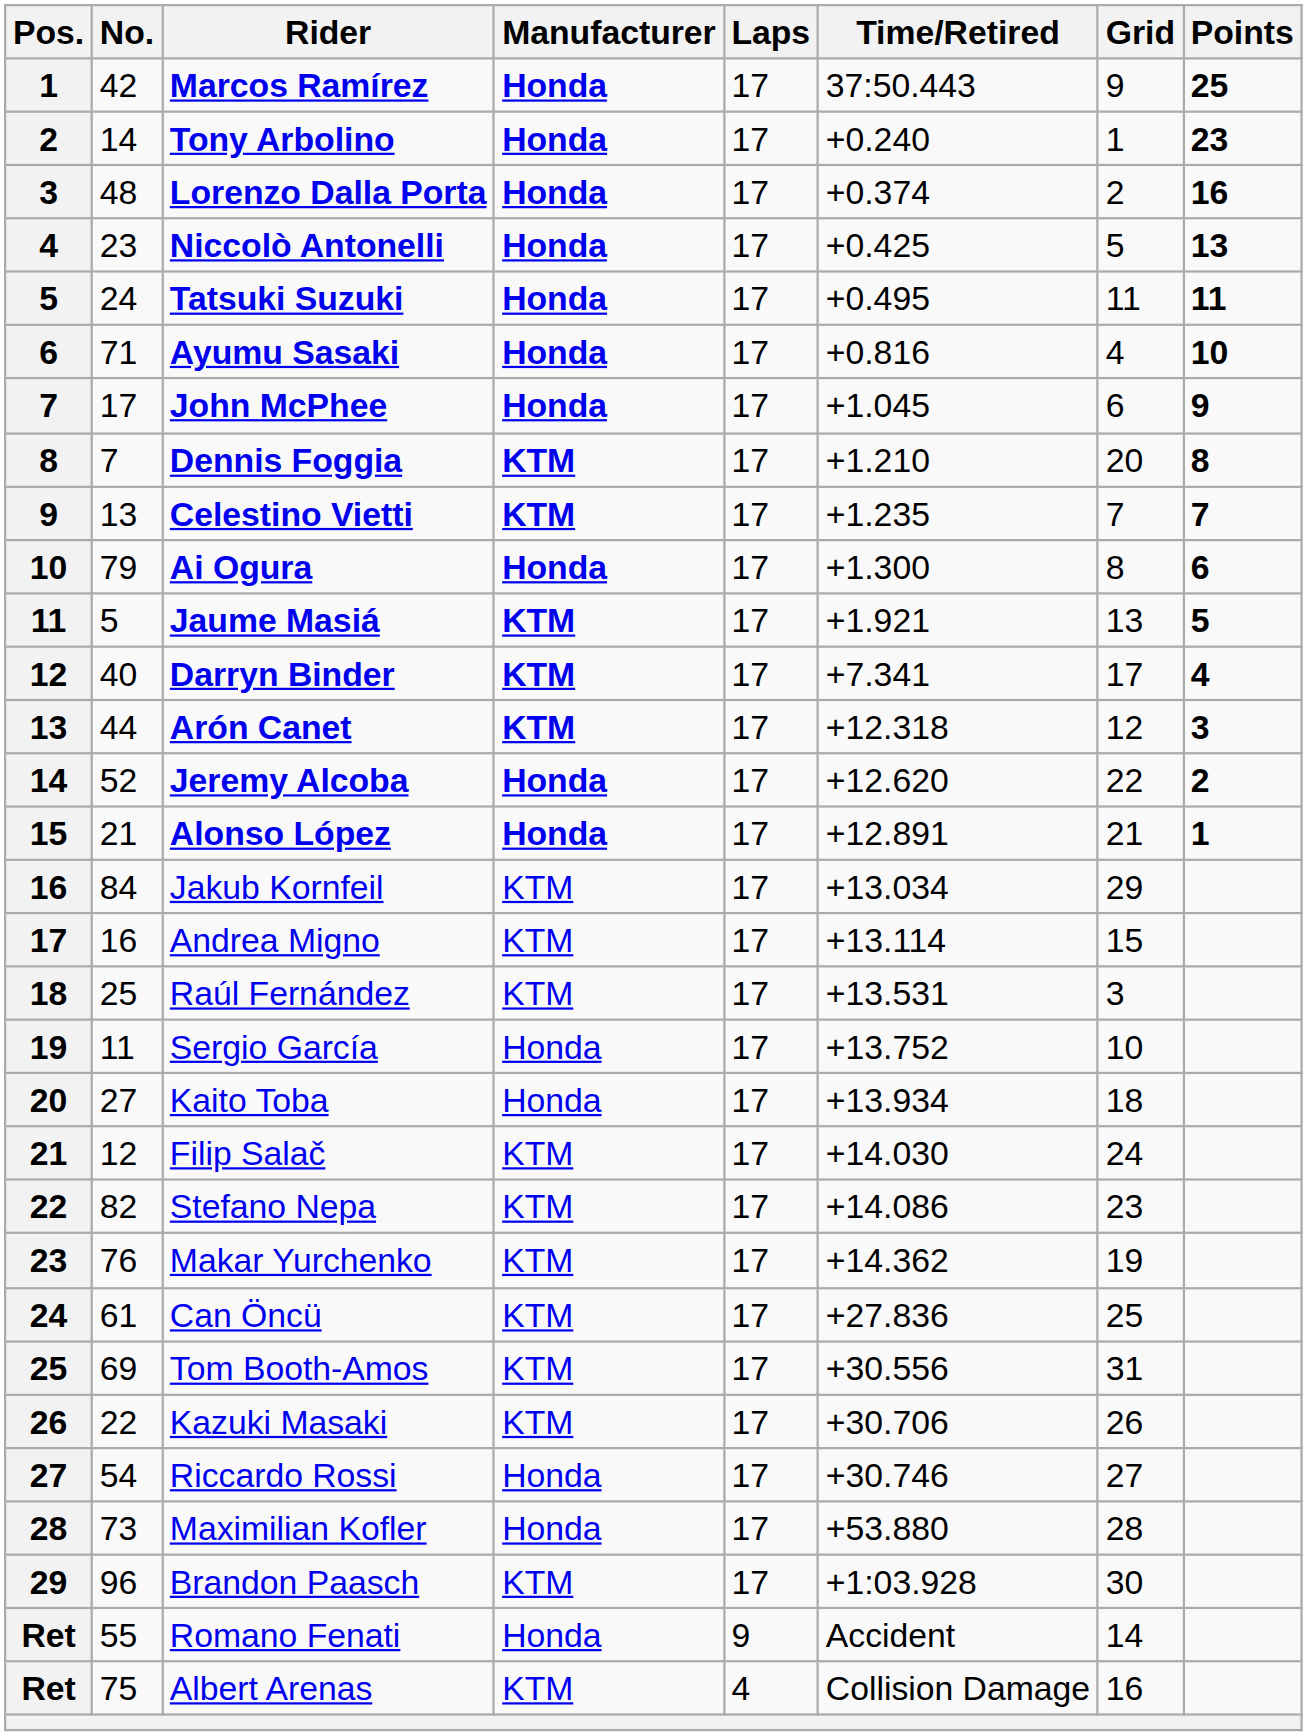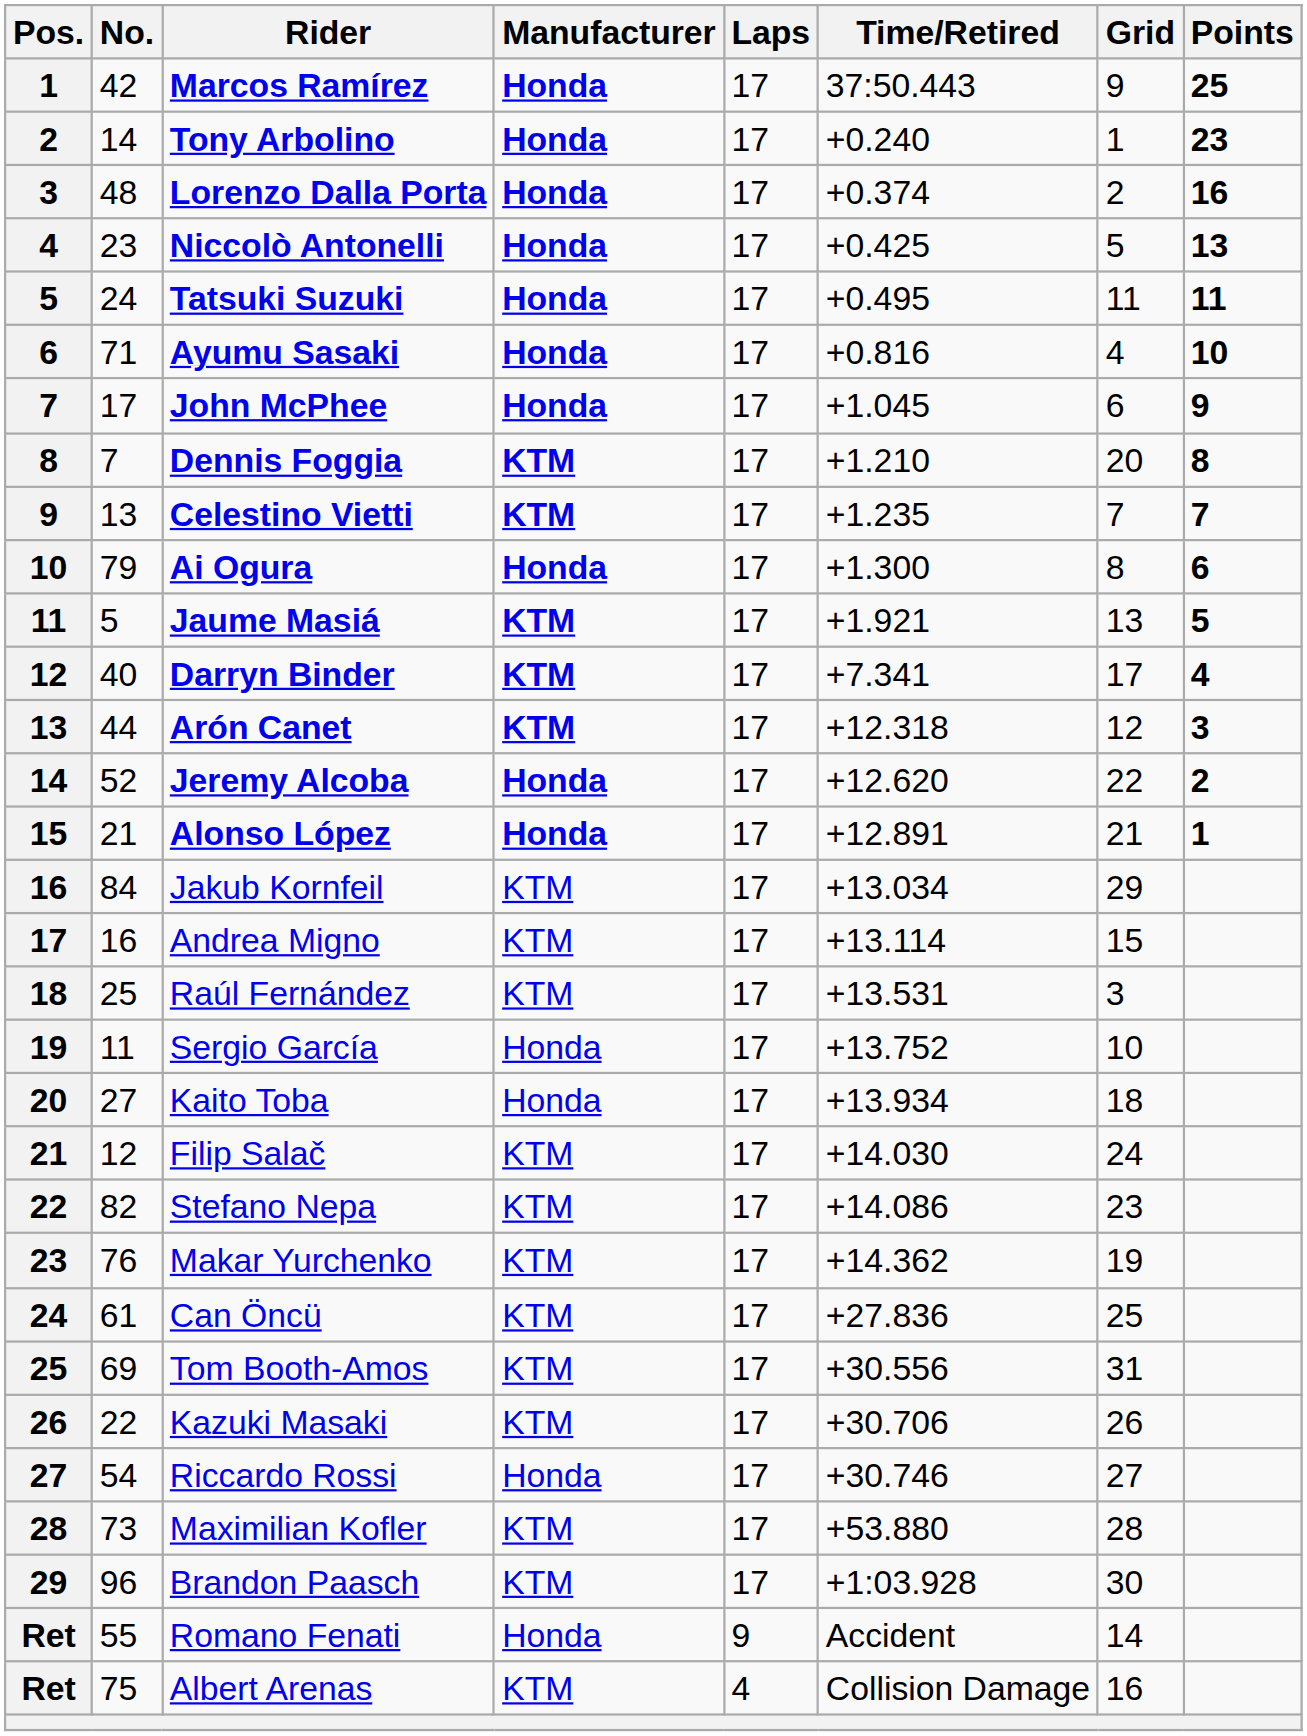(552, 1528) Honda -> (538, 1528) KTM
